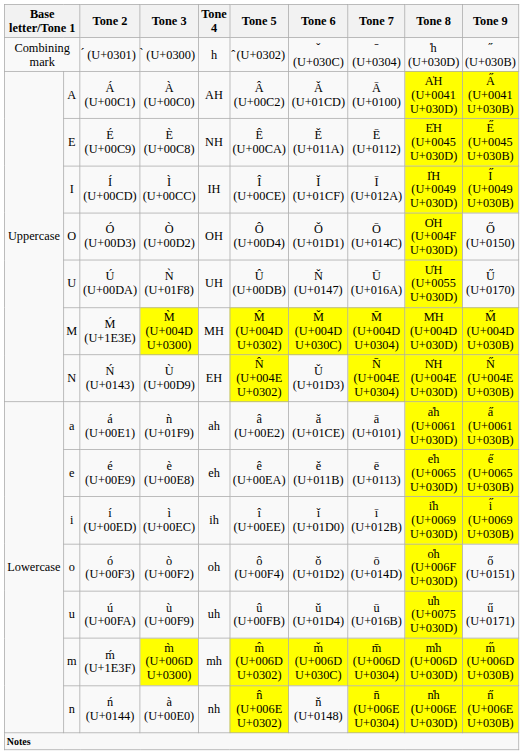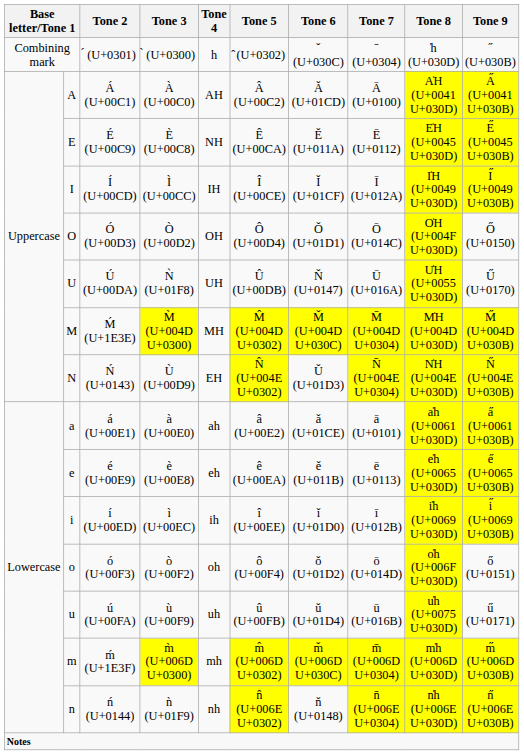(169, 425) ǹ (U+01F9) -> (169, 425) à (U+00E0)
(169, 709) à (U+00E0) -> (169, 709) ǹ (U+01F9)
